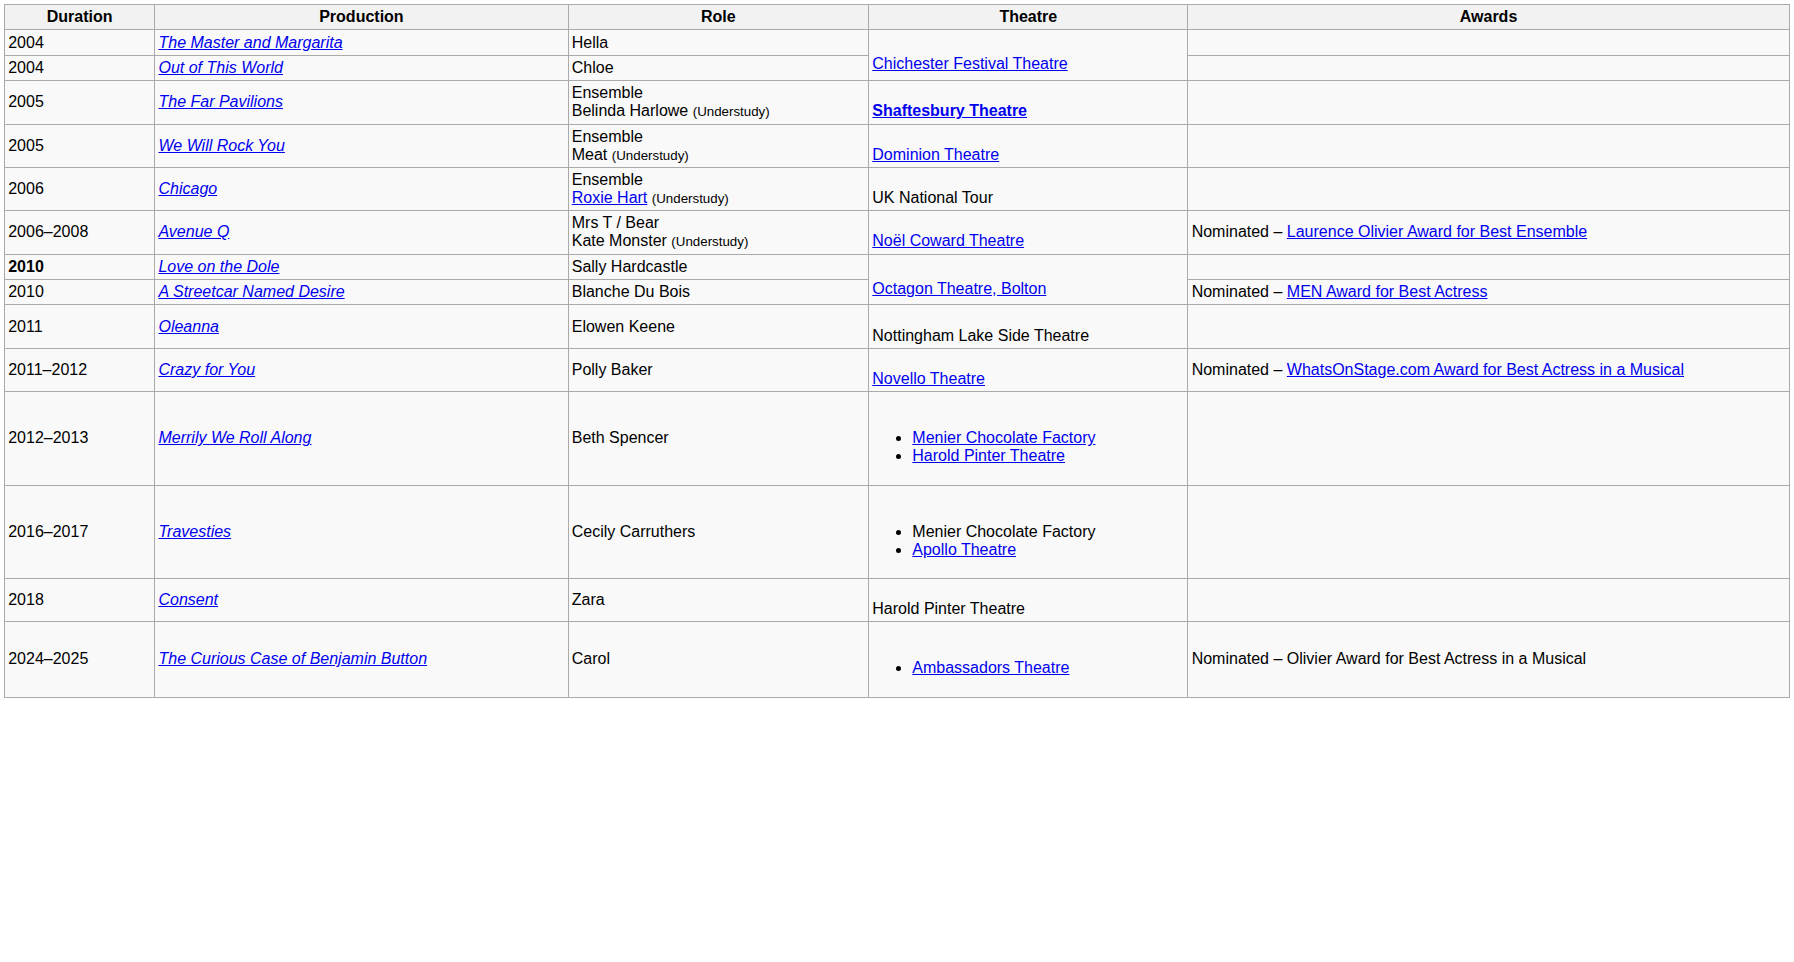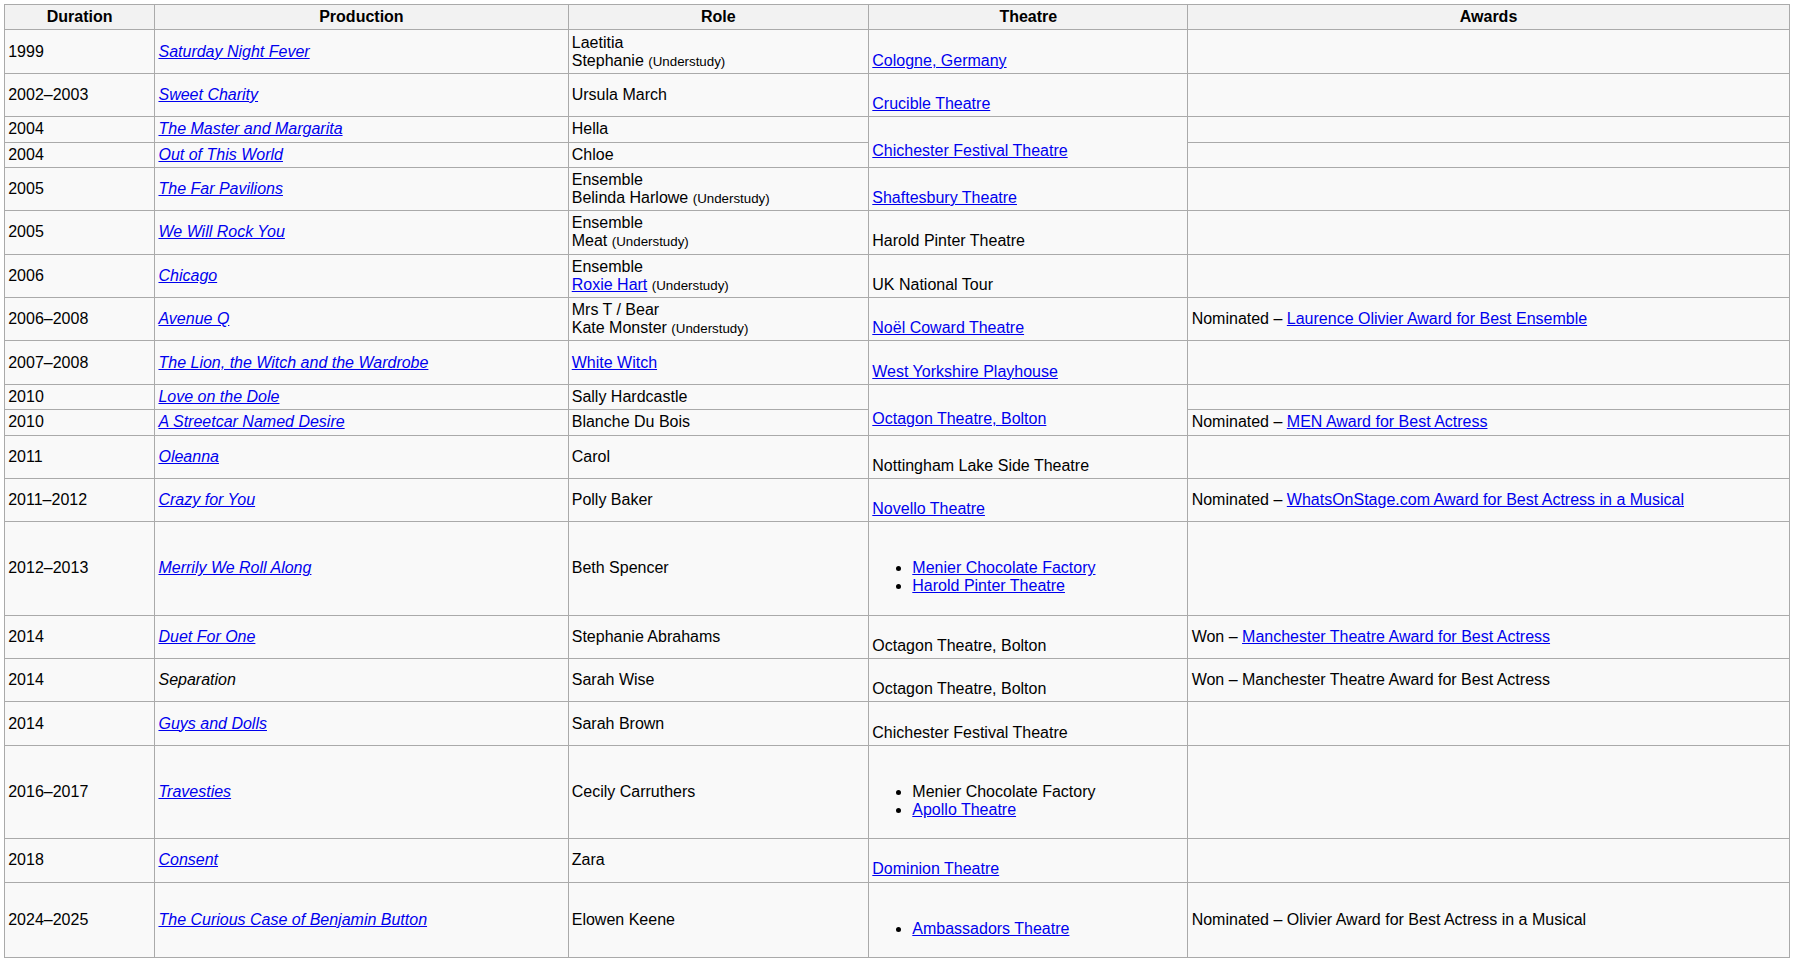+ row: (234, 51)
+ row: (208, 94)
(950, 111) bold -> (945, 198) normal
(936, 154) Dominion Theatre -> (949, 241) Harold Pinter Theatre
+ row: (293, 362)
(26, 266) bold -> (26, 396) normal
(623, 326) Elowen Keene -> (591, 456) Carol
+ row: (207, 636)
+ row: (197, 680)
+ row: (213, 723)
(949, 609) Harold Pinter Theatre -> (936, 869) Dominion Theatre
(591, 659) Carol -> (623, 919) Elowen Keene
